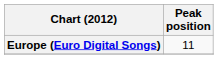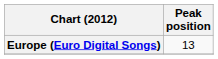(188, 44) 11 -> (188, 44) 13
